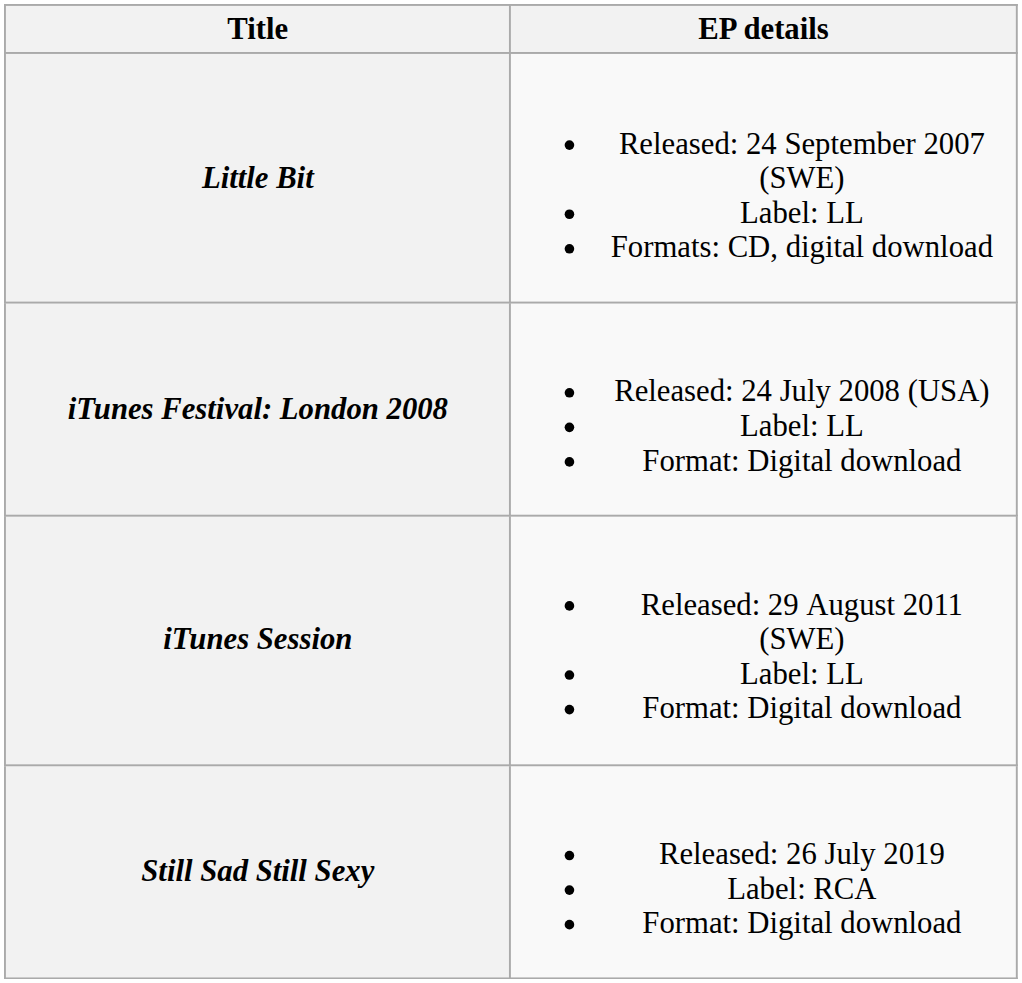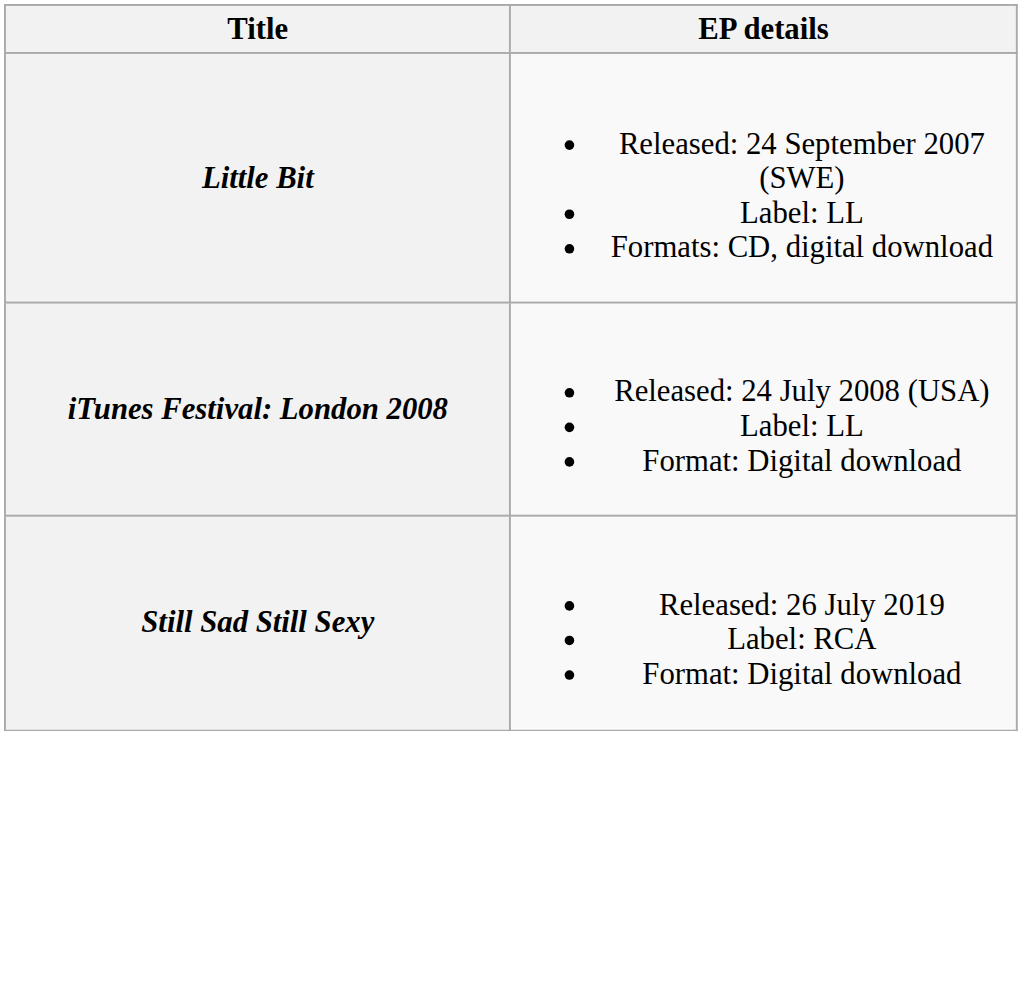- row: (258, 639)
